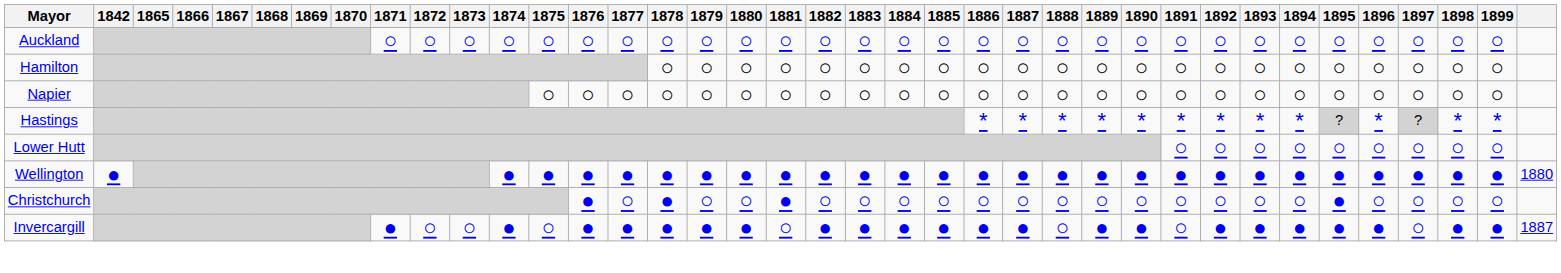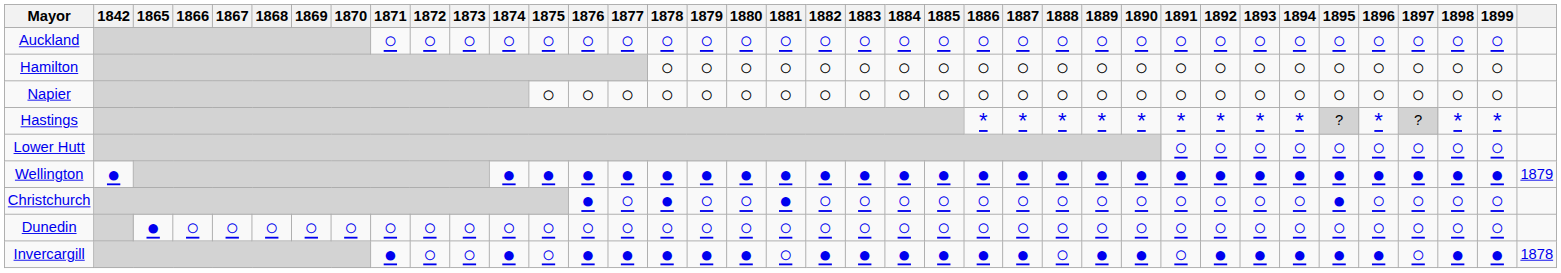(1537, 174) 1880 -> (1537, 174) 1879
+ row: (49, 227)
(1537, 227) 1887 -> (1537, 254) 1878
